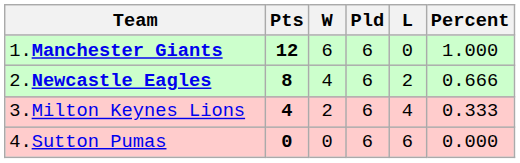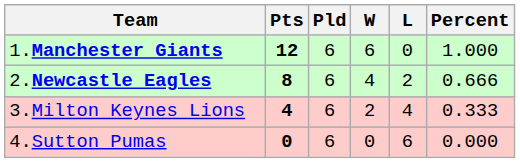columns swapped: (367, 20) <-> (327, 20)
